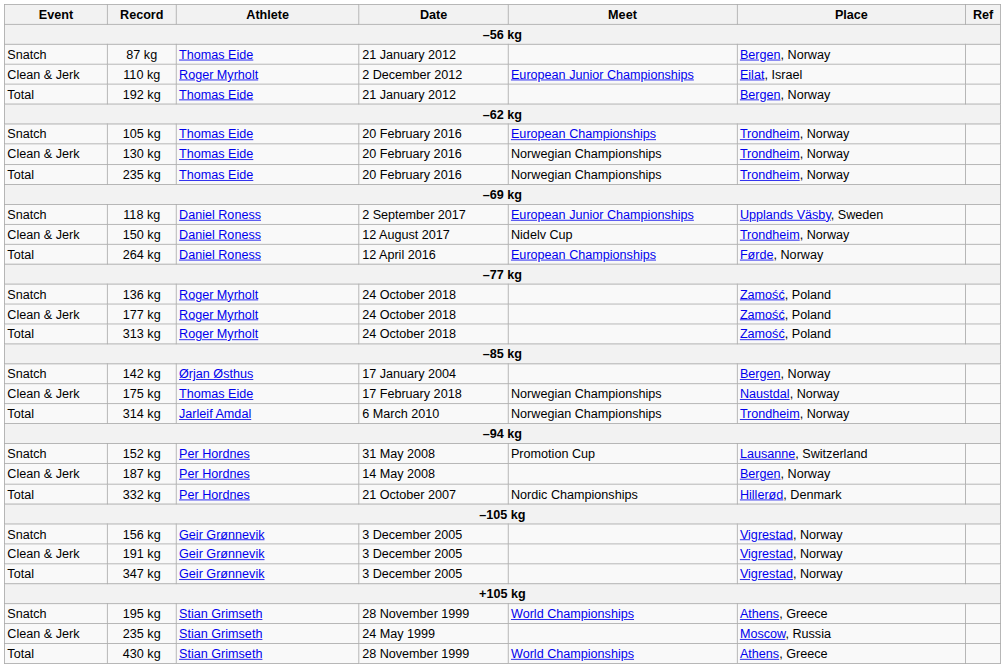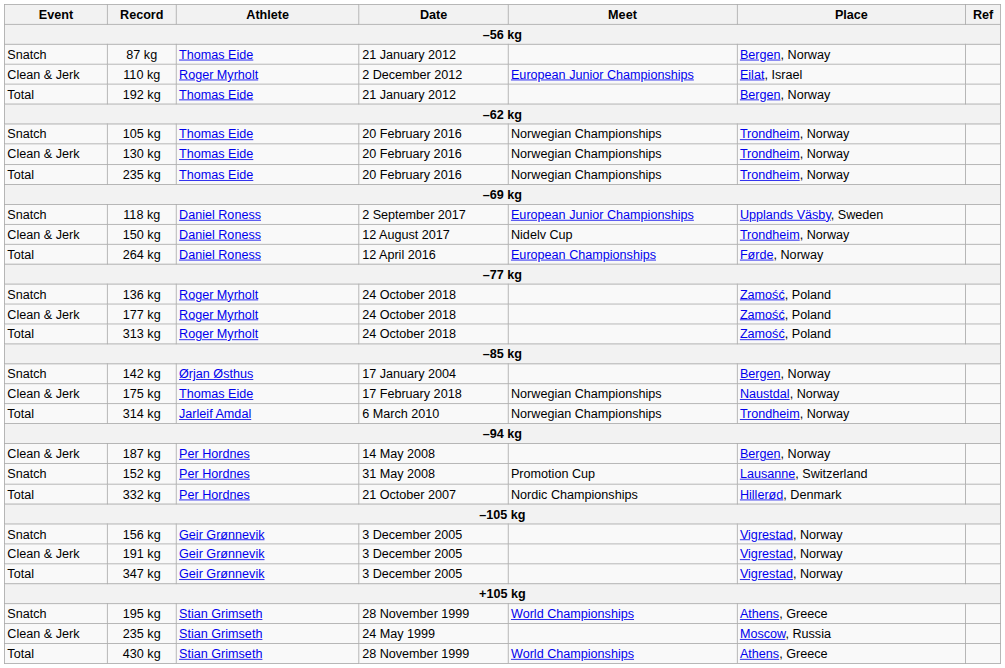(583, 134) European Championships -> (586, 134) Norwegian Championships
rows swapped: (142, 454) <-> (142, 474)
